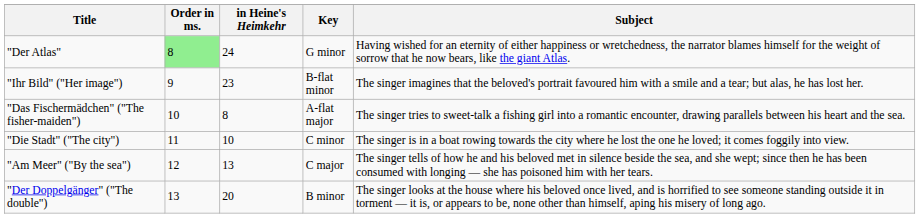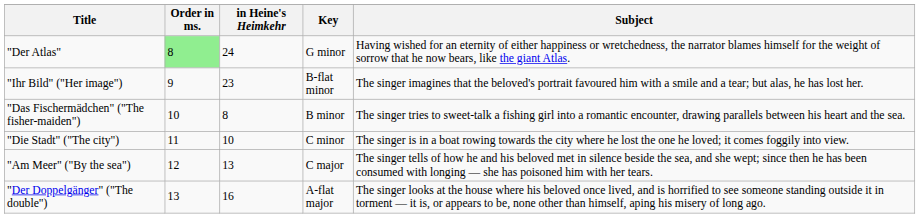(320, 115) A-flat major -> (325, 115) B minor
(228, 197) 20 -> (228, 197) 16
(325, 197) B minor -> (320, 197) A-flat major
